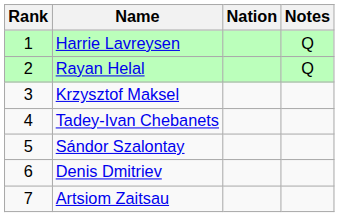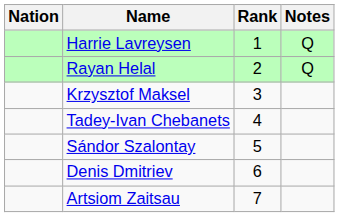columns swapped: (28, 17) <-> (252, 17)
